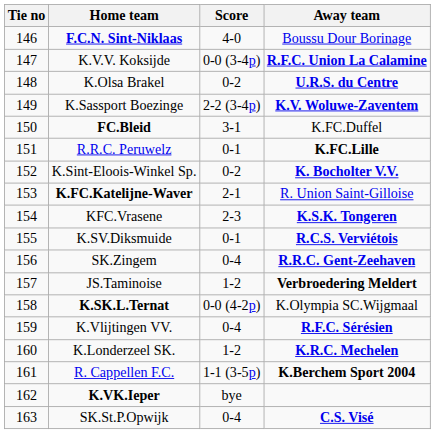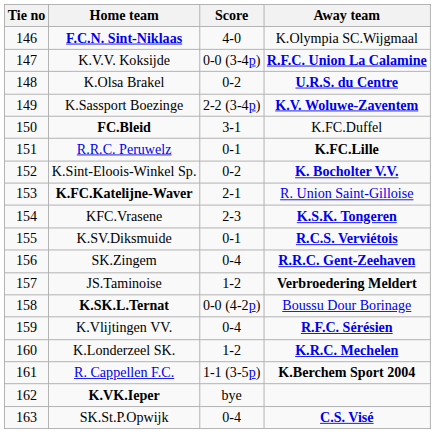(347, 37) Boussu Dour Borinage -> (347, 37) K.Olympia SC.Wijgmaal
(347, 305) K.Olympia SC.Wijgmaal -> (347, 305) Boussu Dour Borinage
